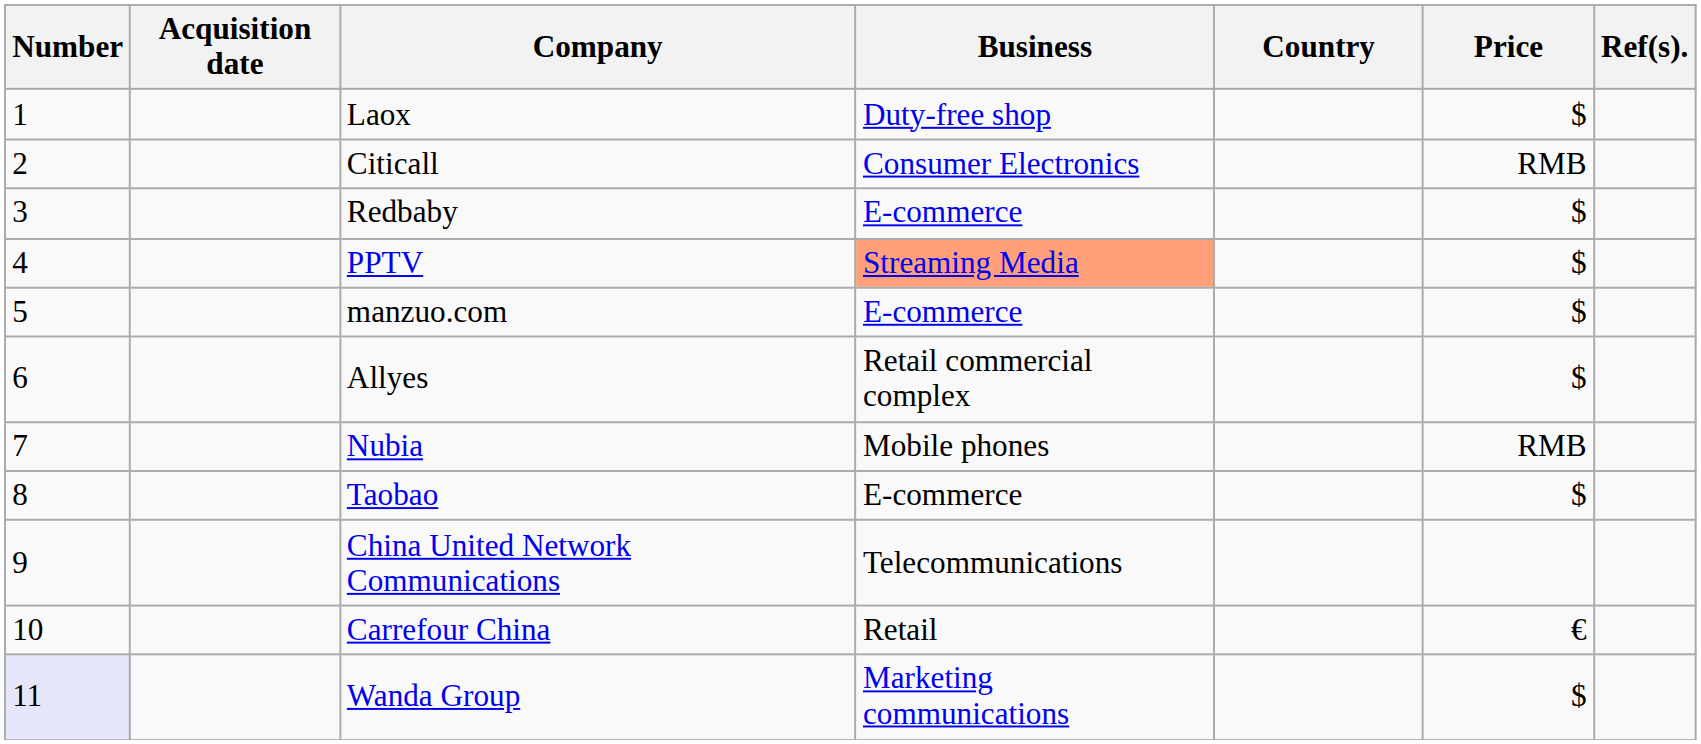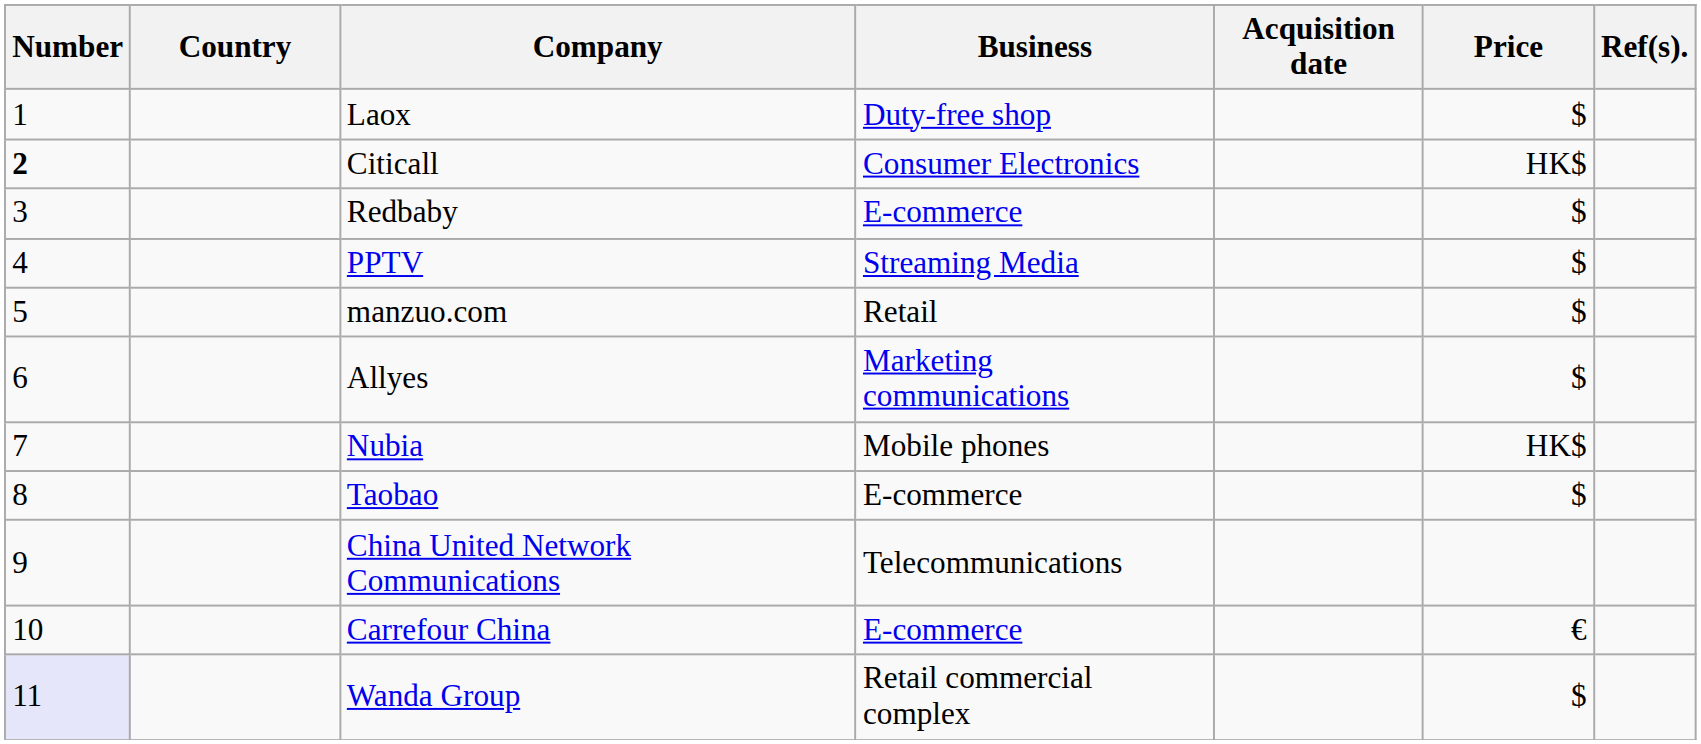columns swapped: (235, 46) <-> (1319, 46)
(20, 163) normal -> (20, 163) bold
(1552, 163) RMB -> (1556, 163) HK$
(971, 262) lightsalmon background -> (971, 262) no background
(943, 311) E-commerce -> (900, 311) Retail
(978, 378) Retail commercial complex -> (966, 378) Marketing communications
(1552, 445) RMB -> (1556, 445) HK$
(900, 629) Retail -> (943, 629) E-commerce
(966, 696) Marketing communications -> (978, 696) Retail commercial complex
